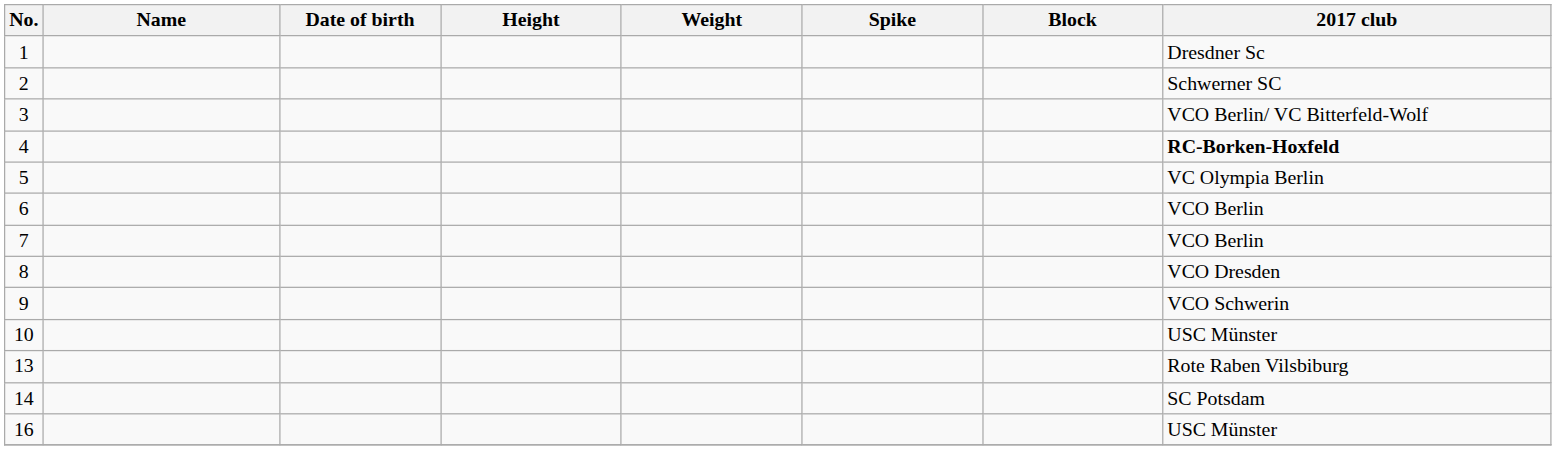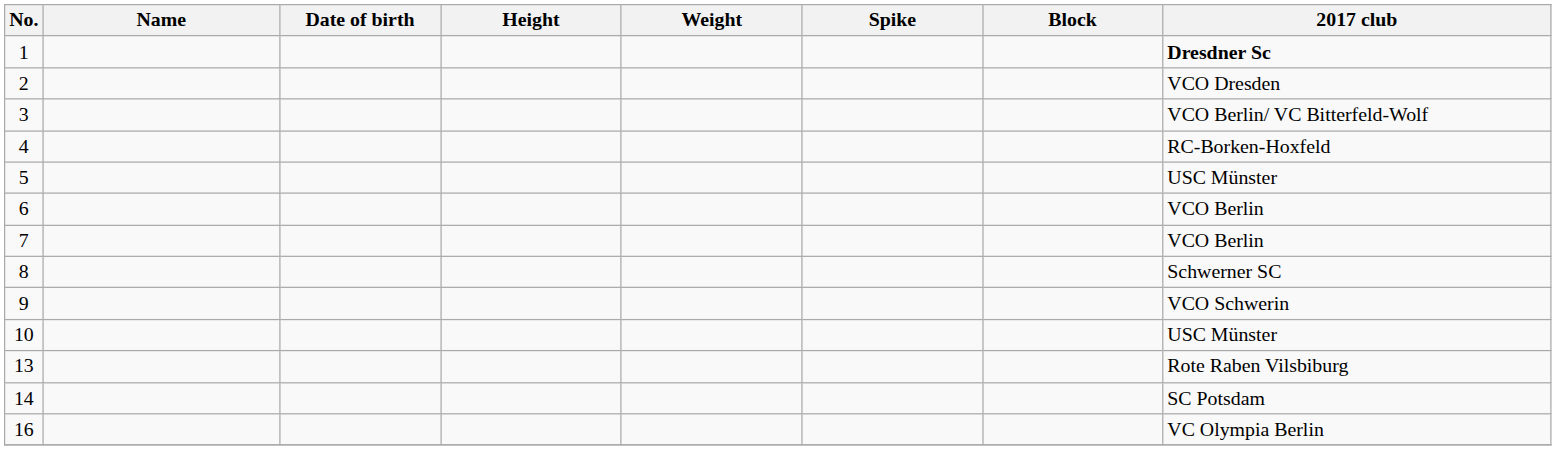(1216, 51) normal -> (1219, 51) bold
(1224, 83) Schwerner SC -> (1224, 83) VCO Dresden
(1253, 146) bold -> (1249, 146) normal
(1246, 177) VC Olympia Berlin -> (1222, 177) USC Münster
(1224, 271) VCO Dresden -> (1224, 271) Schwerner SC
(1222, 429) USC Münster -> (1246, 429) VC Olympia Berlin
